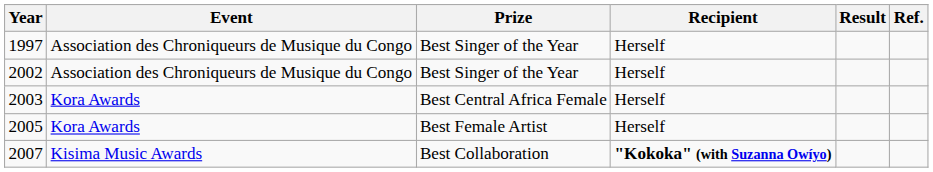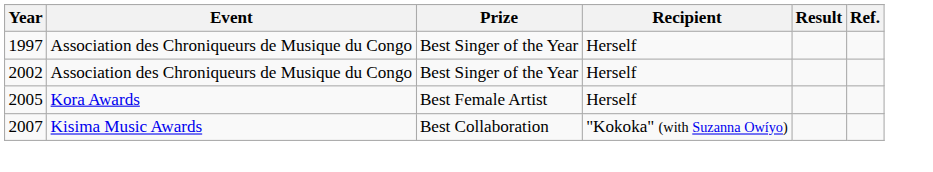- row: (26, 99)
(723, 153) bold -> (687, 126) normal
